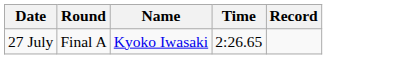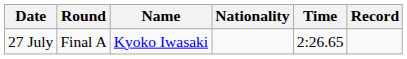+ column: (252, 16)
